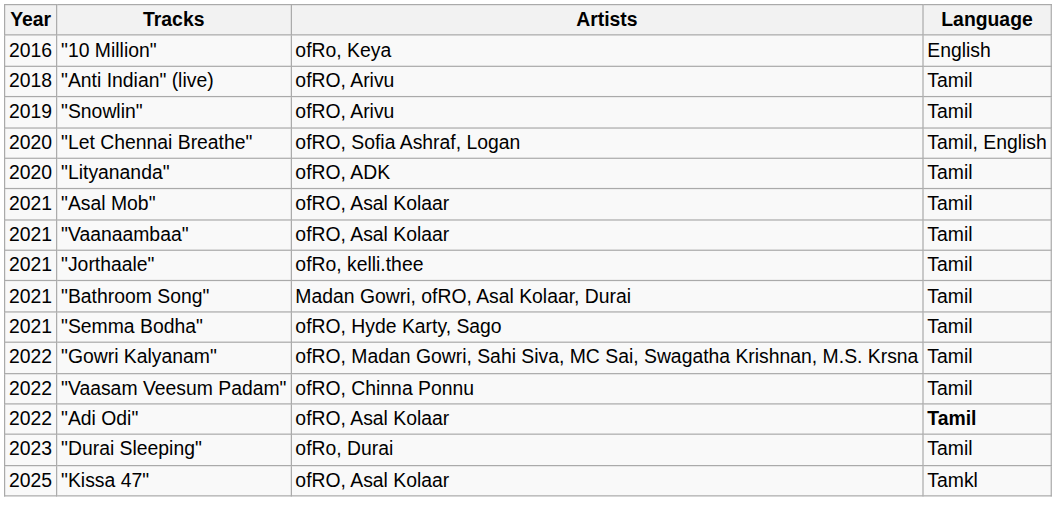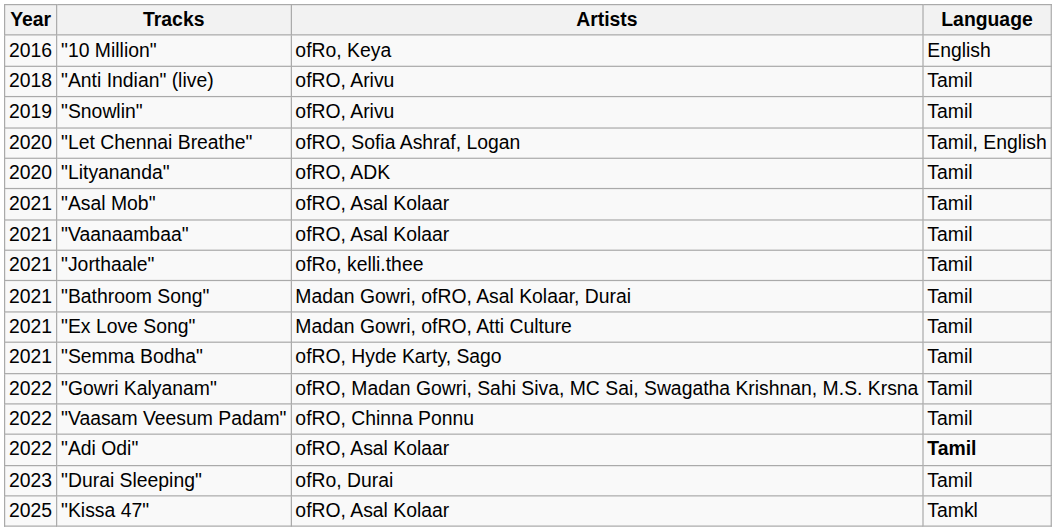+ row: (128, 326)
